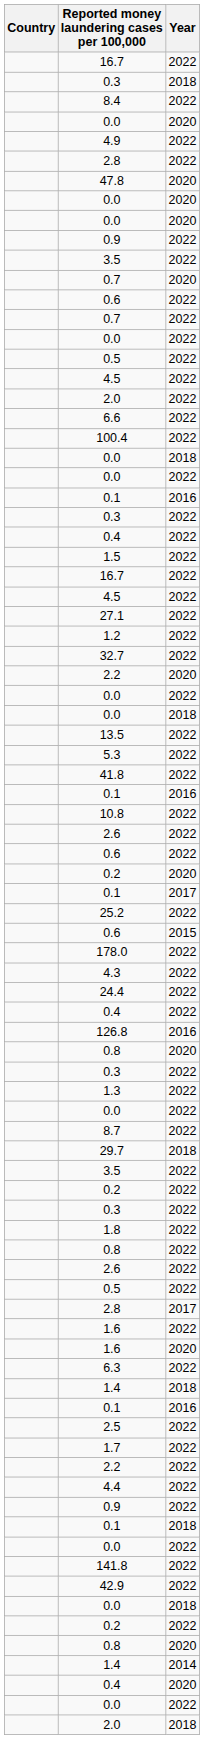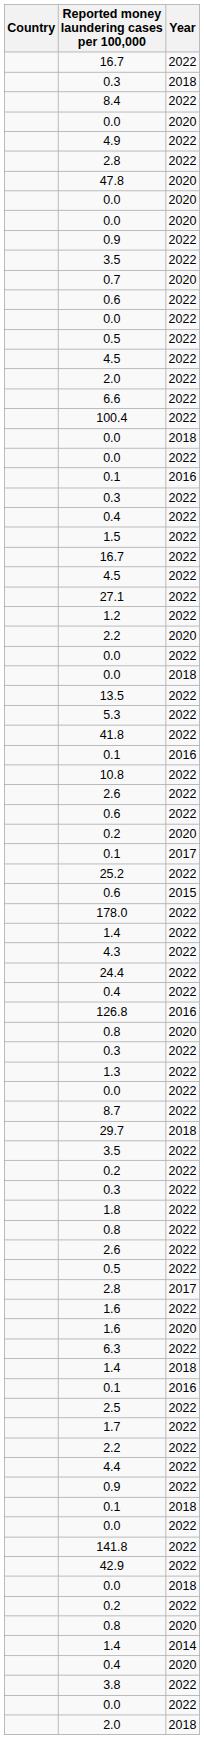- row: (112, 319)
- row: (112, 656)
+ row: (112, 933)
+ row: (112, 1685)
